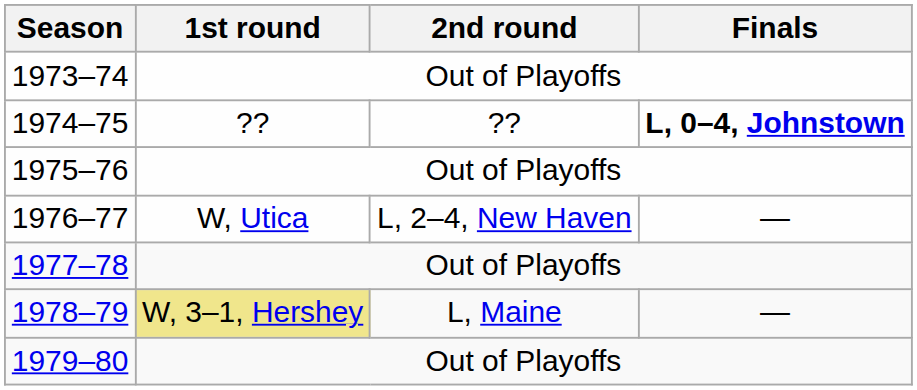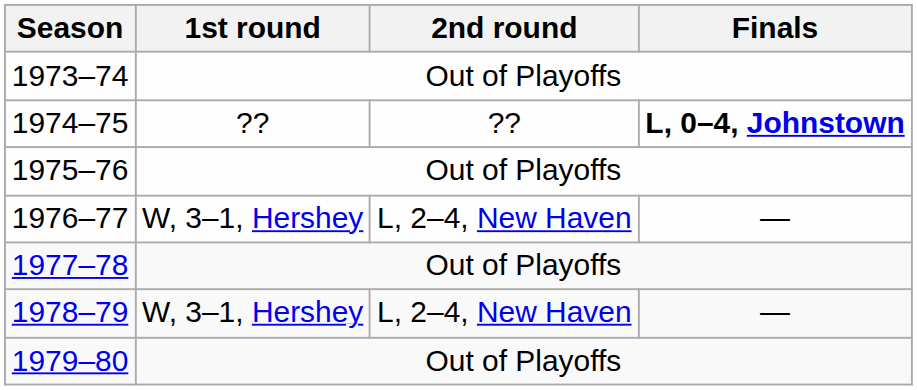(253, 218) W, Utica -> (253, 218) W, 3–1, Hershey
(253, 312) khaki background -> (253, 312) no background
(504, 312) L, Maine -> (504, 312) L, 2–4, New Haven
